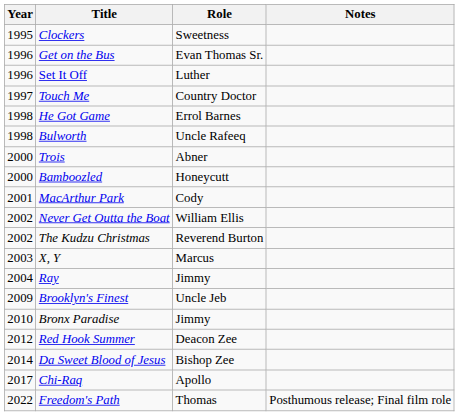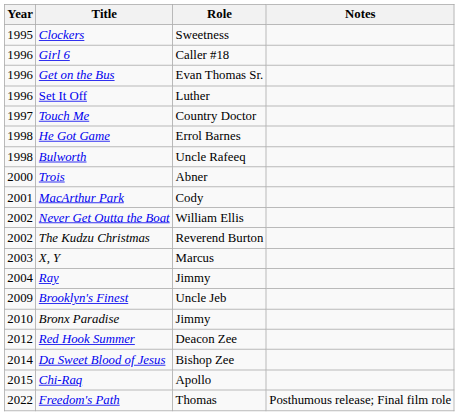+ row: (54, 55)
- row: (70, 177)
(20, 380) 2017 -> (20, 380) 2015
